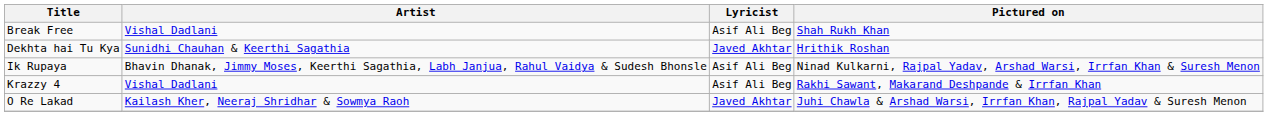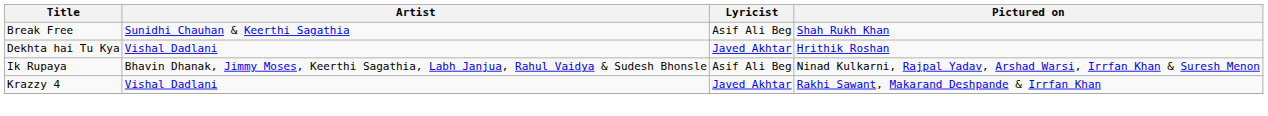(171, 31) Vishal Dadlani -> (237, 31) Sunidhi Chauhan & Keerthi Sagathia
(237, 49) Sunidhi Chauhan & Keerthi Sagathia -> (171, 49) Vishal Dadlani
(752, 85) Asif Ali Beg -> (752, 85) Javed Akhtar
- row: (40, 102)
